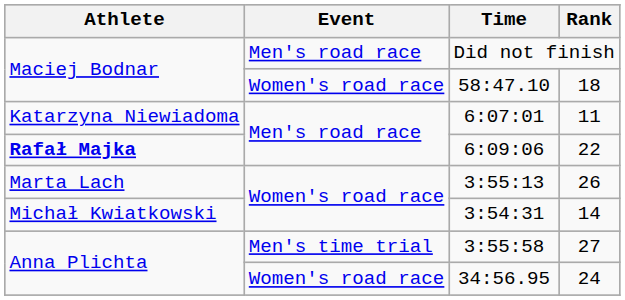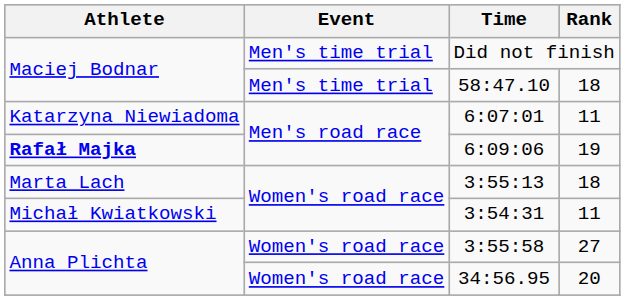(335, 53) Men's road race -> (341, 53) Men's time trial
(347, 85) Women's road race -> (341, 85) Men's time trial
(589, 150) 22 -> (589, 150) 19
(589, 182) 26 -> (589, 182) 18
(589, 214) 14 -> (589, 214) 11
(341, 246) Men's time trial -> (347, 246) Women's road race
(589, 279) 24 -> (589, 279) 20
